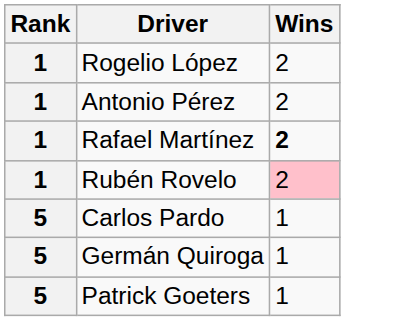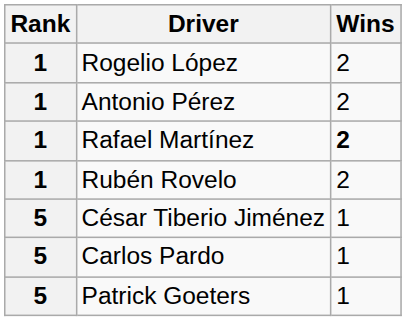(282, 179) pink background -> (343, 179) no background
+ row: (203, 218)
- row: (173, 256)
